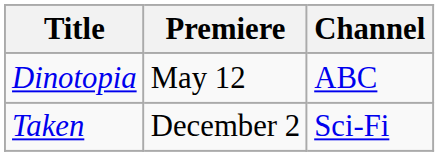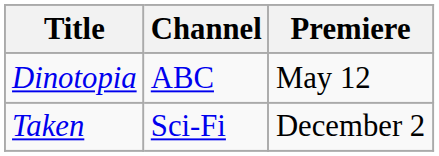columns swapped: (370, 28) <-> (225, 28)
